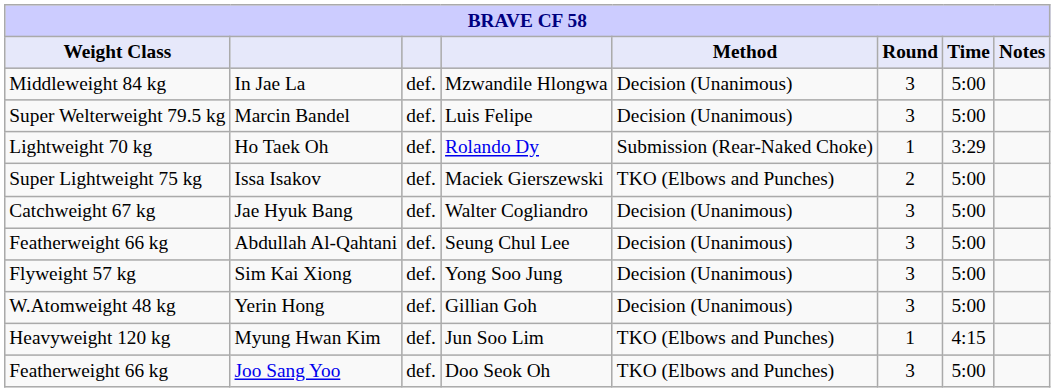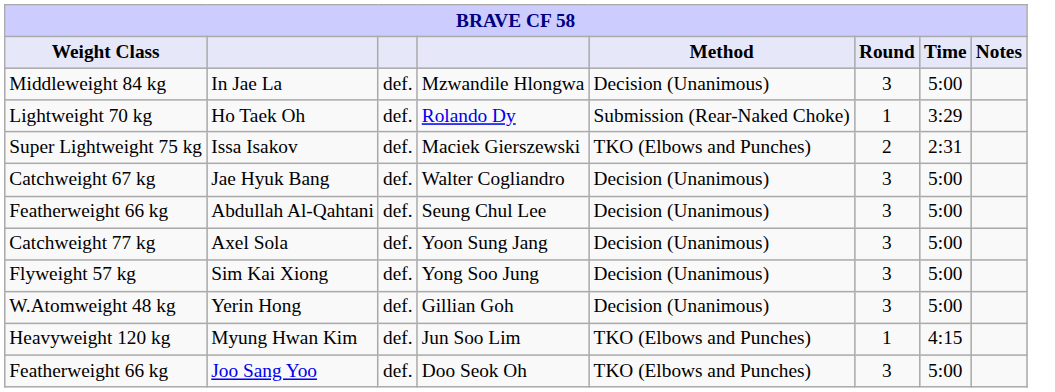- row: (292, 115)
(969, 179) 5:00 -> (945, 147) 2:31
+ row: (250, 243)
